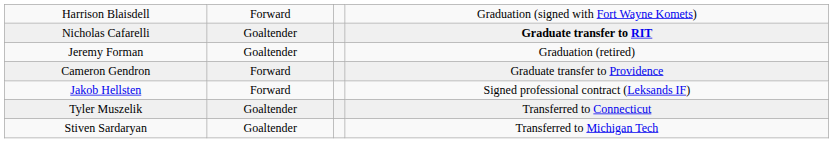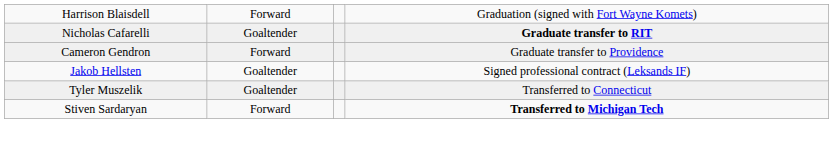- row: (106, 52)
(270, 90) Forward -> (270, 71) Goaltender
(270, 128) Goaltender -> (270, 109) Forward
(587, 128) normal -> (587, 109) bold
